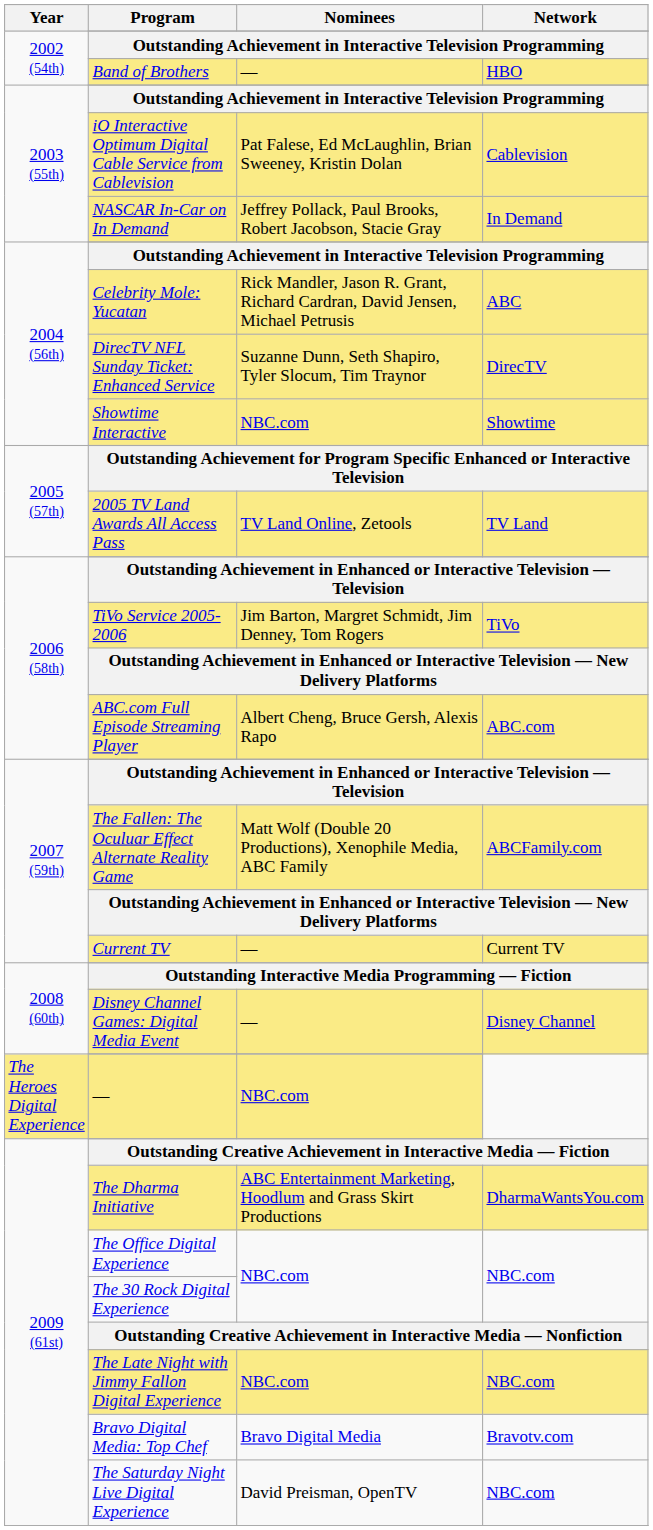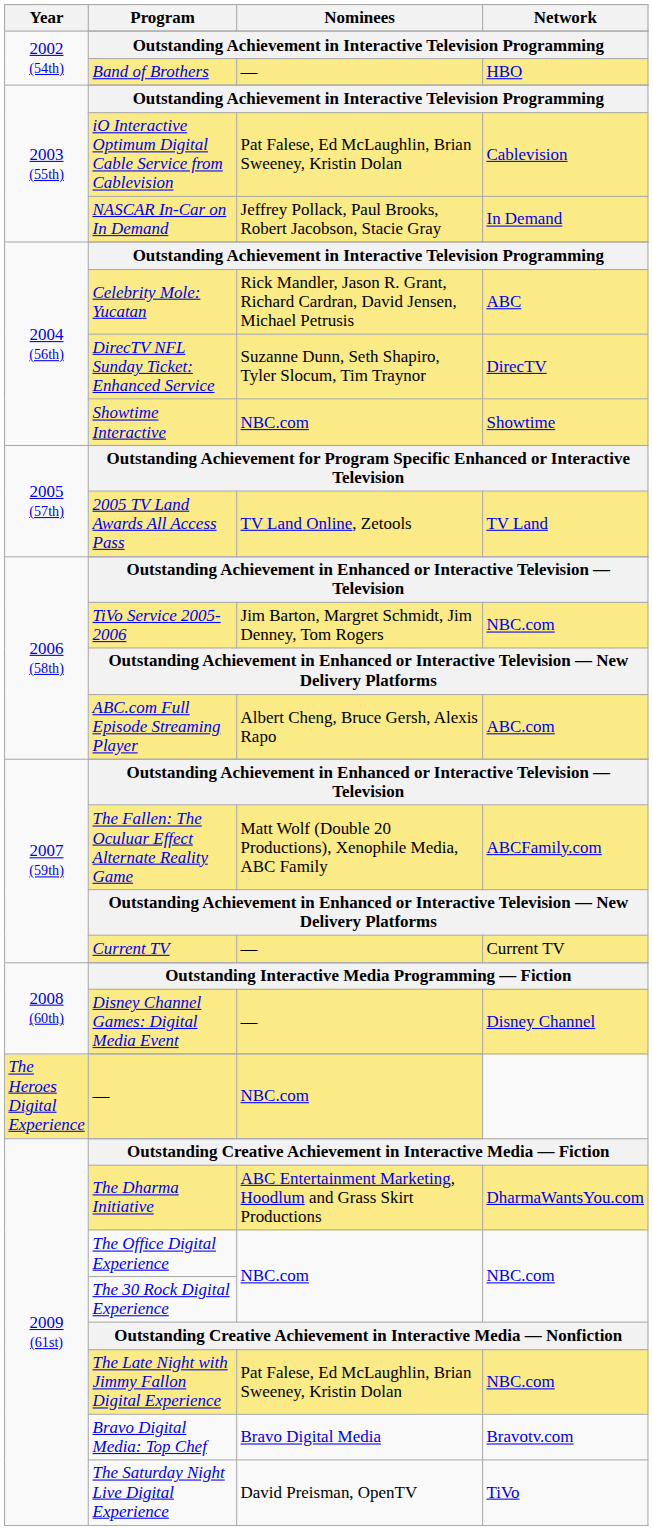(503, 625) TiVo -> (521, 625) NBC.com
(275, 1381) NBC.com -> (356, 1381) Pat Falese, Ed McLaughlin, Brian Sweeney, Kristin Dolan
(521, 1492) NBC.com -> (503, 1492) TiVo
